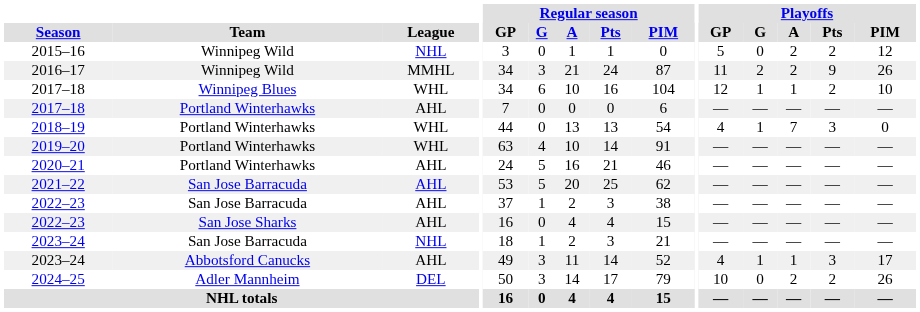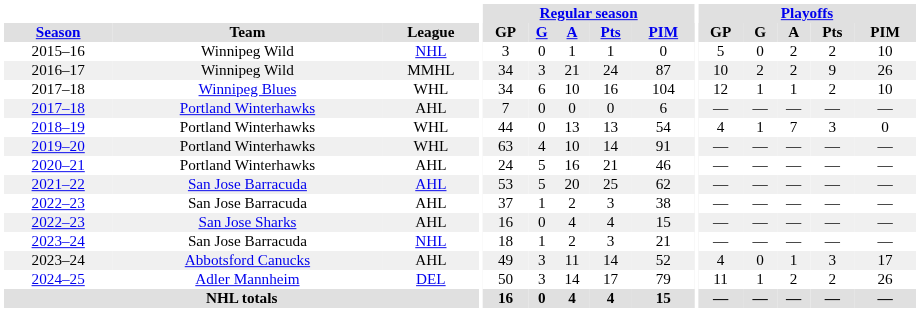(885, 51) 12 -> (885, 51) 10
(721, 70) 11 -> (721, 70) 10
(760, 260) 1 -> (760, 260) 0
(721, 279) 10 -> (721, 279) 11
(760, 279) 0 -> (760, 279) 1
